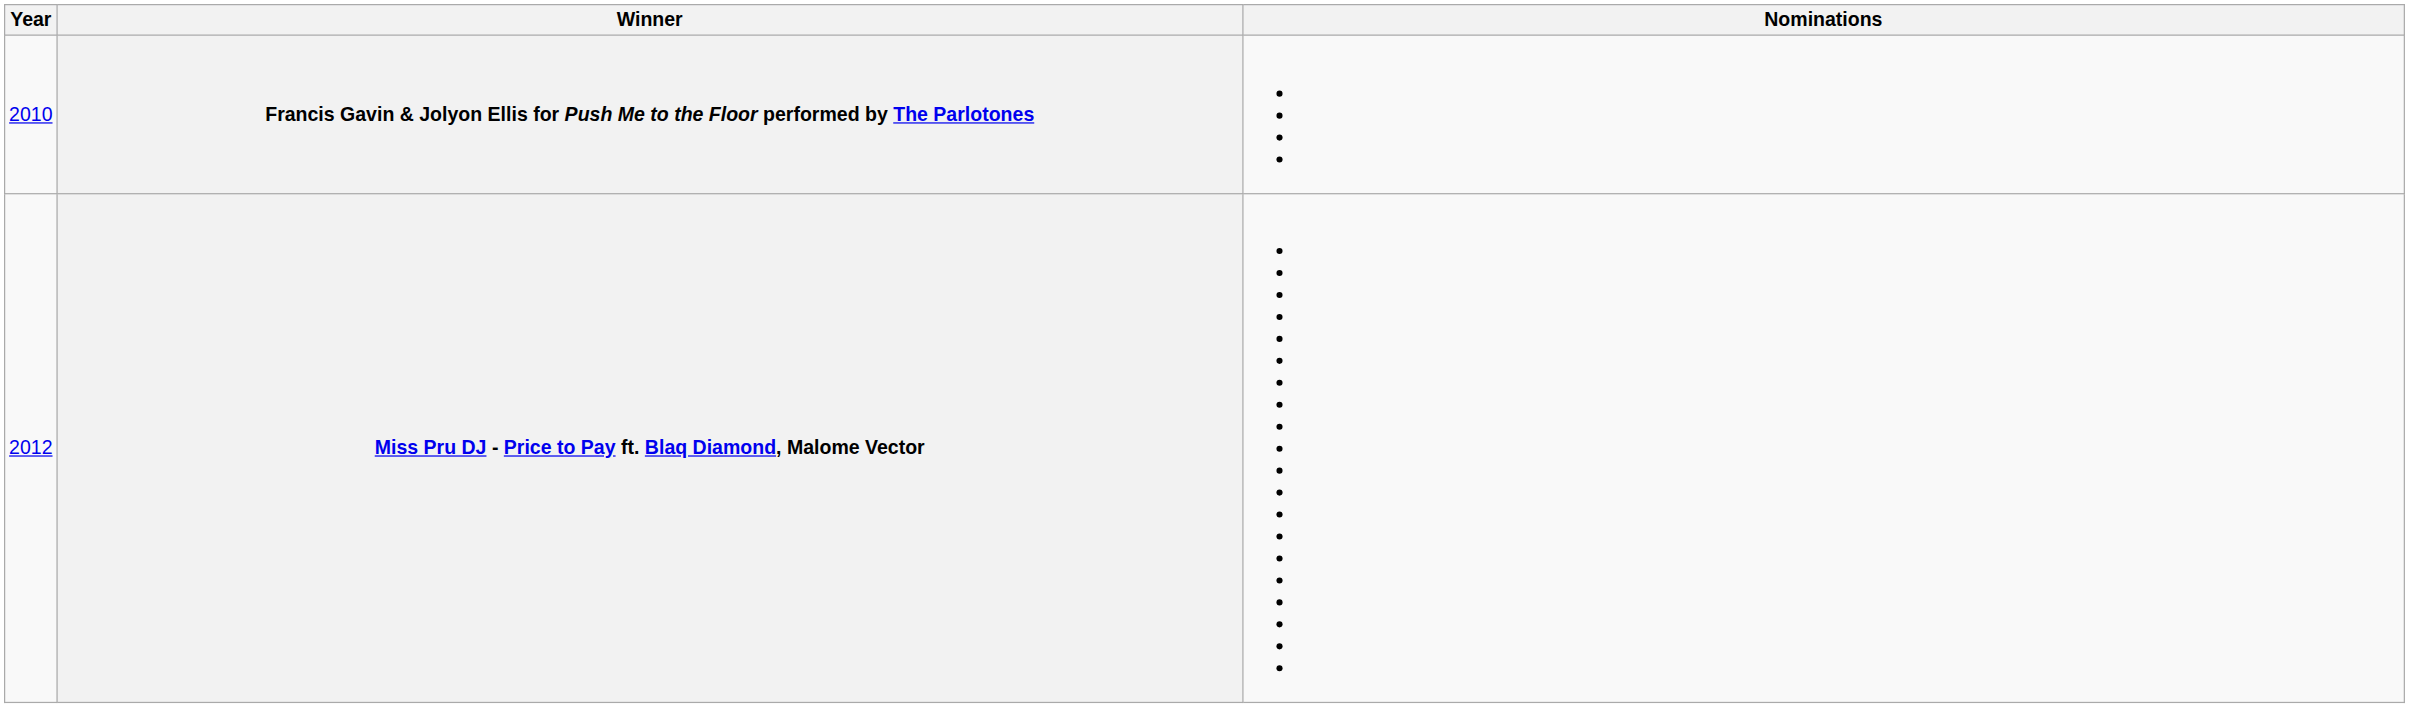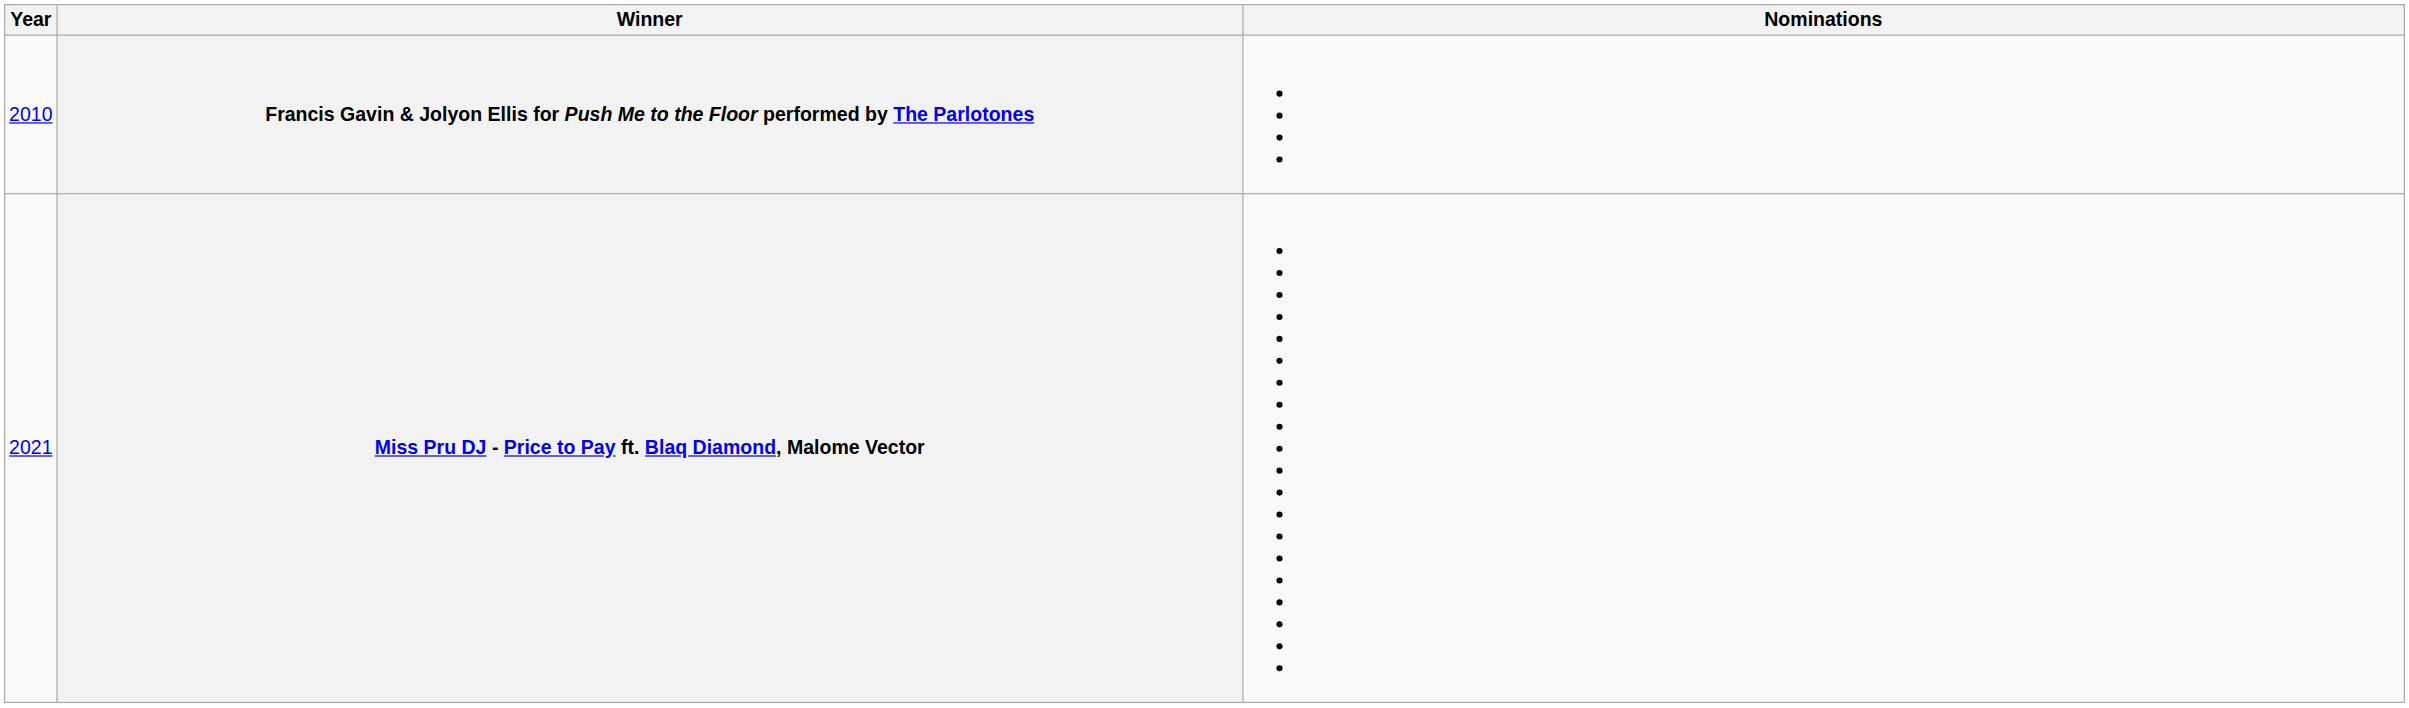(31, 447) 2012 -> (31, 447) 2021
